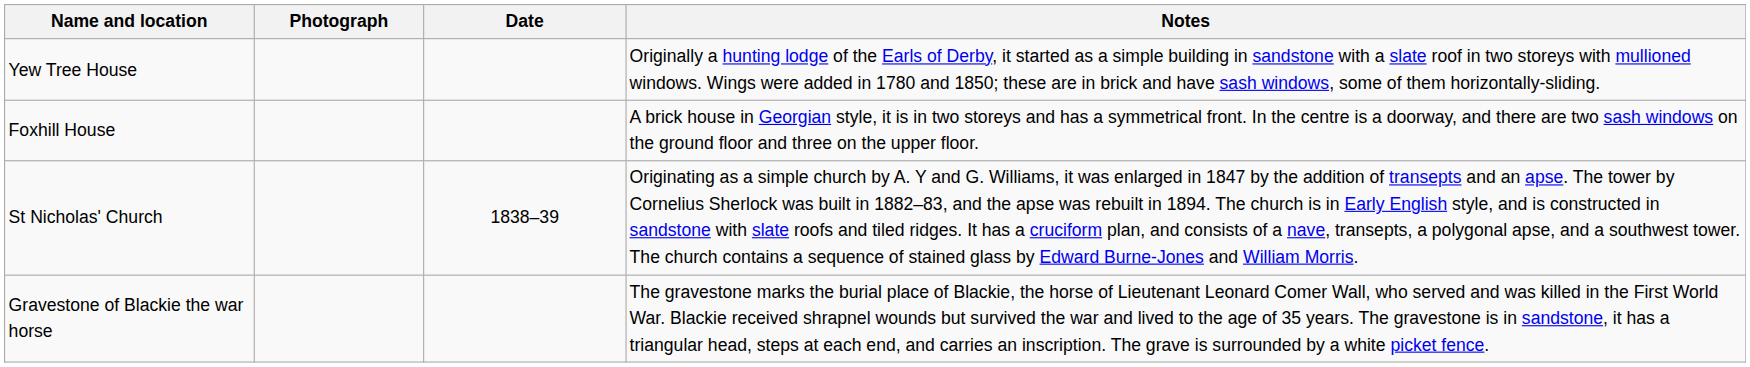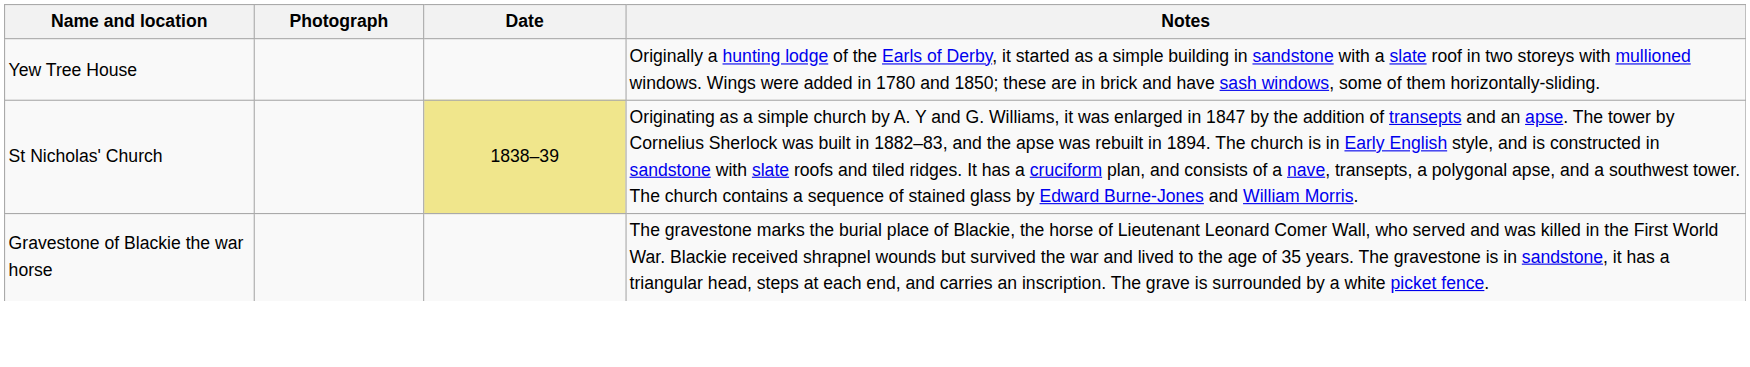- row: (62, 130)
(525, 217) no background -> (525, 156) khaki background
